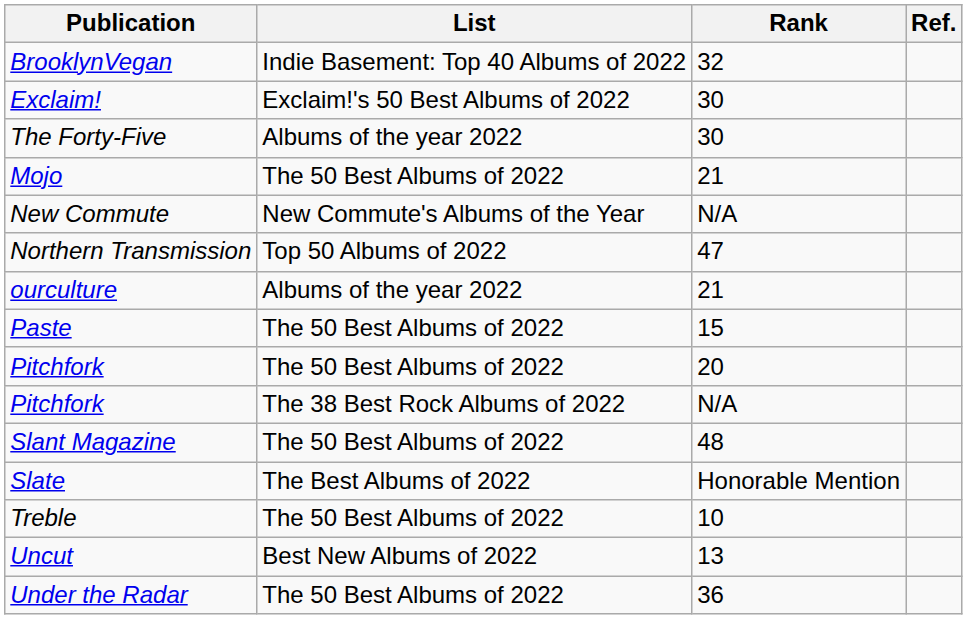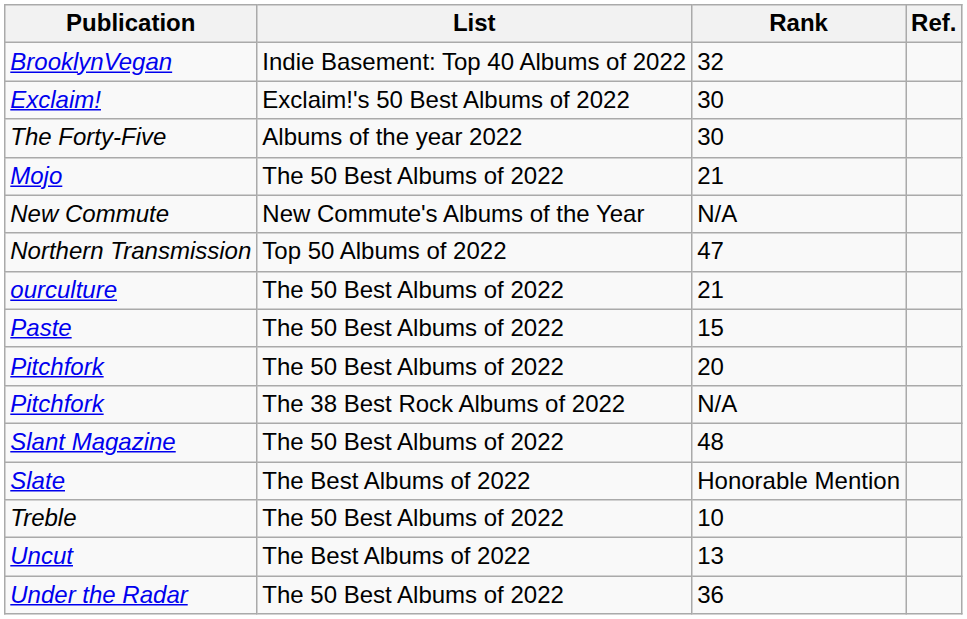(392, 289) Albums of the year 2022 -> (413, 289) The 50 Best Albums of 2022
(400, 556) Best New Albums of 2022 -> (396, 556) The Best Albums of 2022
